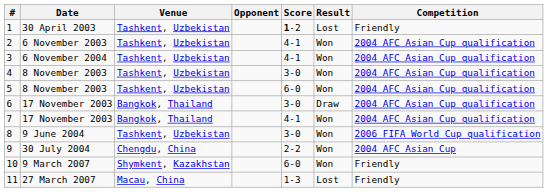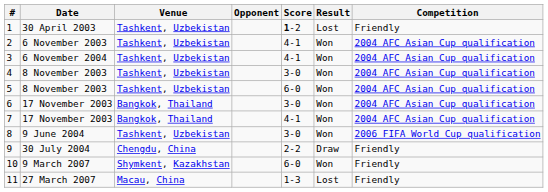(328, 104) Draw -> (325, 104) Won
(325, 149) Won -> (328, 149) Draw
(405, 149) 2004 AFC Asian Cup -> (377, 149) Friendly
